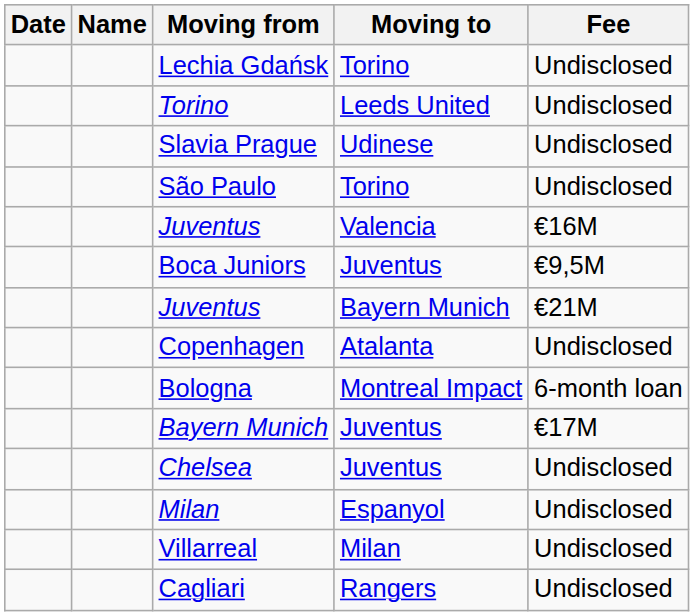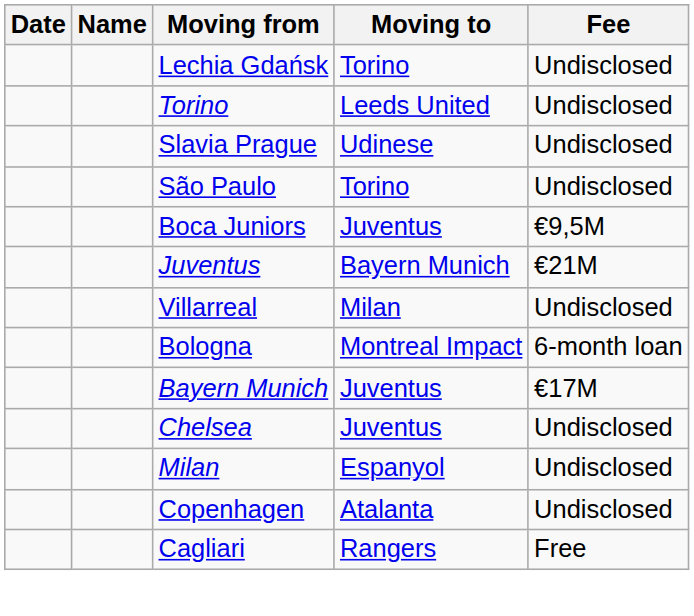- row: (209, 226)
rows swapped: (231, 347) <-> (208, 549)
(603, 589) Undisclosed -> (560, 549) Free
